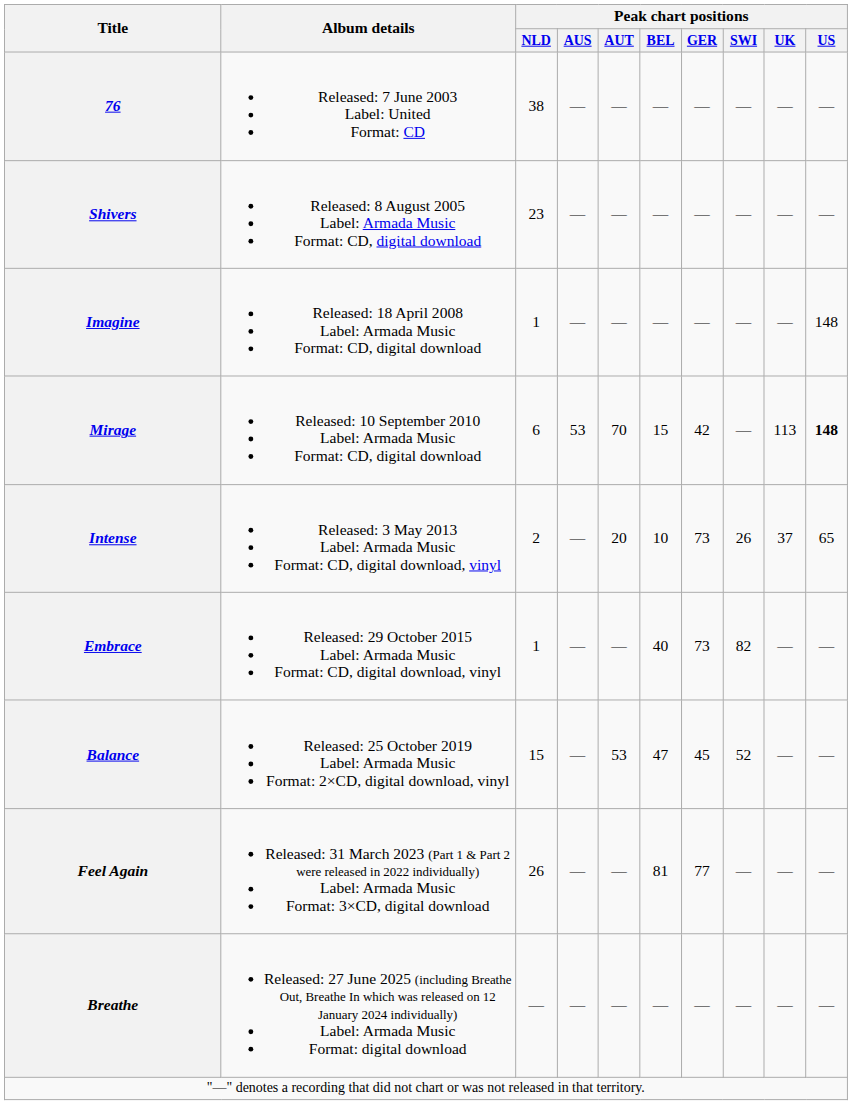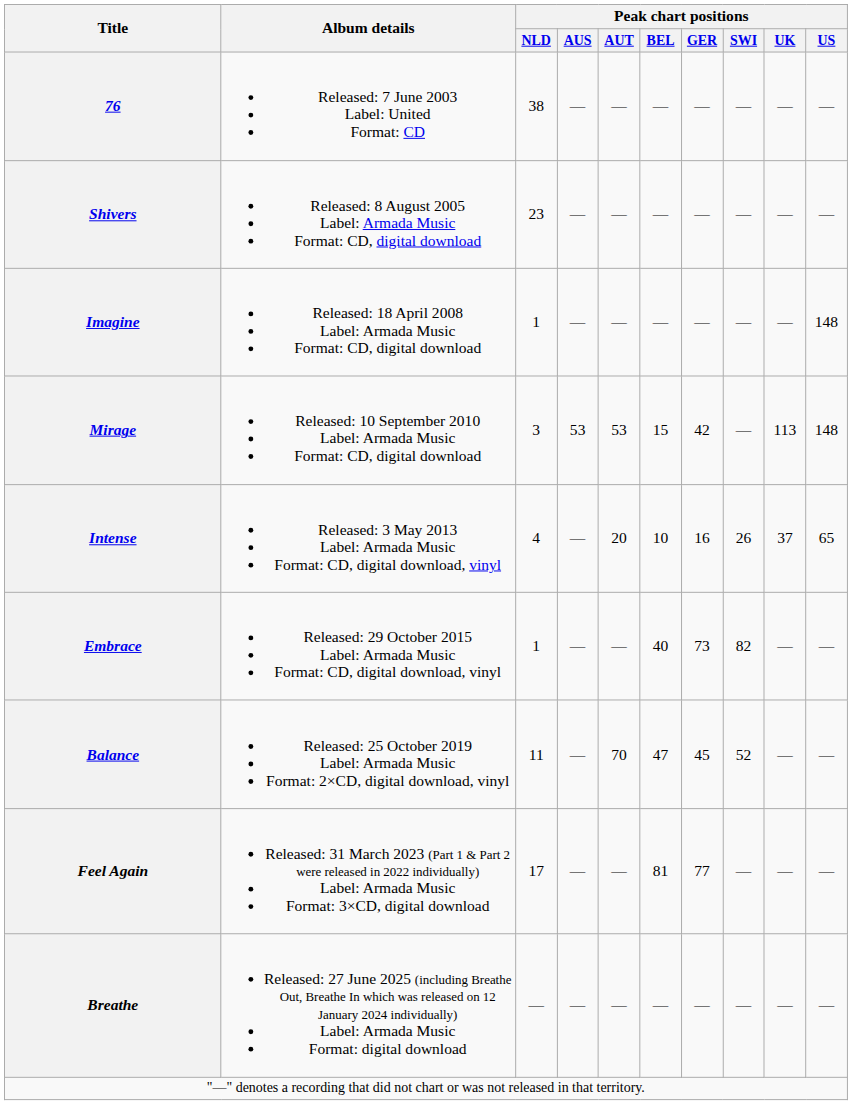(536, 430) 6 -> (536, 430) 3
(619, 430) 70 -> (619, 430) 53
(826, 430) bold -> (826, 430) normal
(536, 538) 2 -> (536, 538) 4
(702, 538) 73 -> (702, 538) 16
(536, 754) 15 -> (536, 754) 11
(619, 754) 53 -> (619, 754) 70
(536, 871) 26 -> (536, 871) 17
